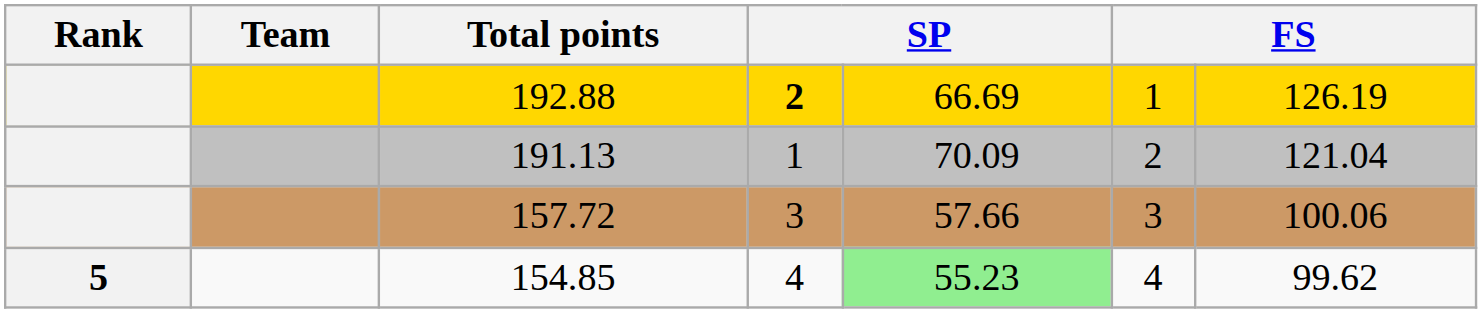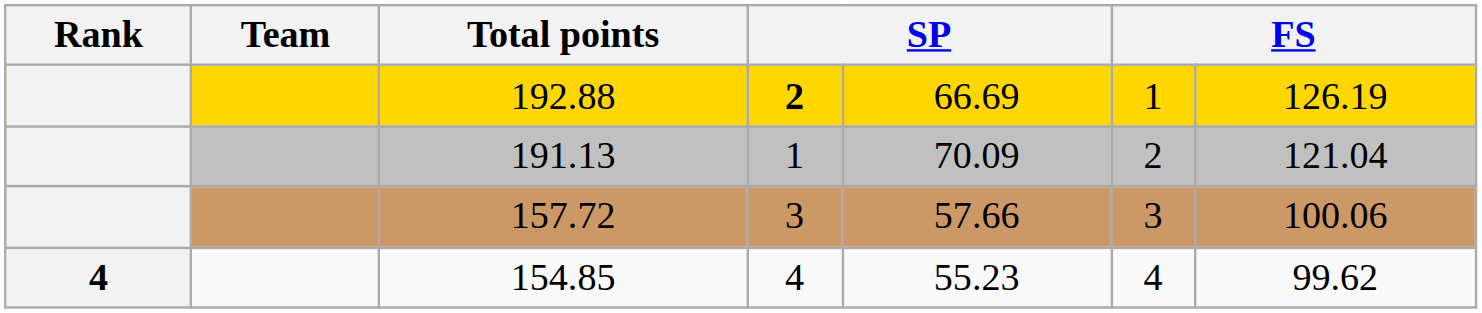(98, 276) 5 -> (98, 276) 4
(977, 276) lightgreen background -> (977, 276) no background
